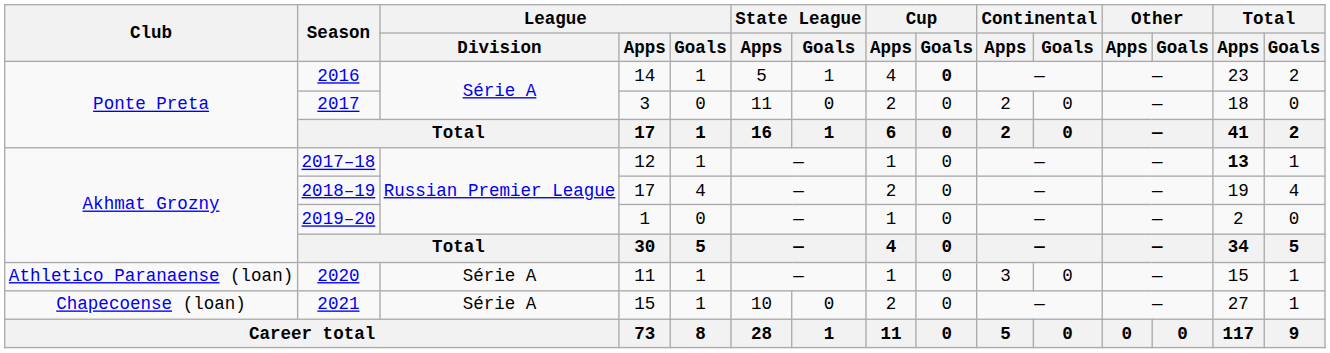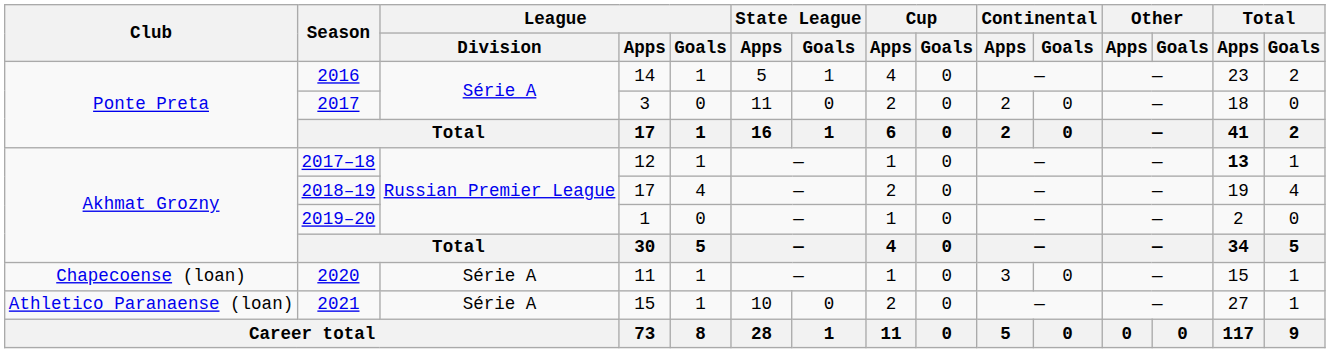(947, 76) bold -> (947, 76) normal
(151, 276) Athletico Paranaense (loan) -> (151, 276) Chapecoense (loan)
(151, 305) Chapecoense (loan) -> (151, 305) Athletico Paranaense (loan)
